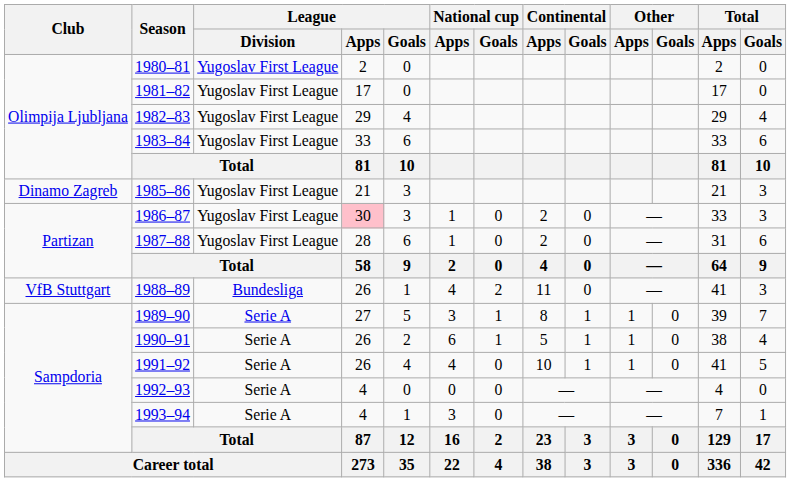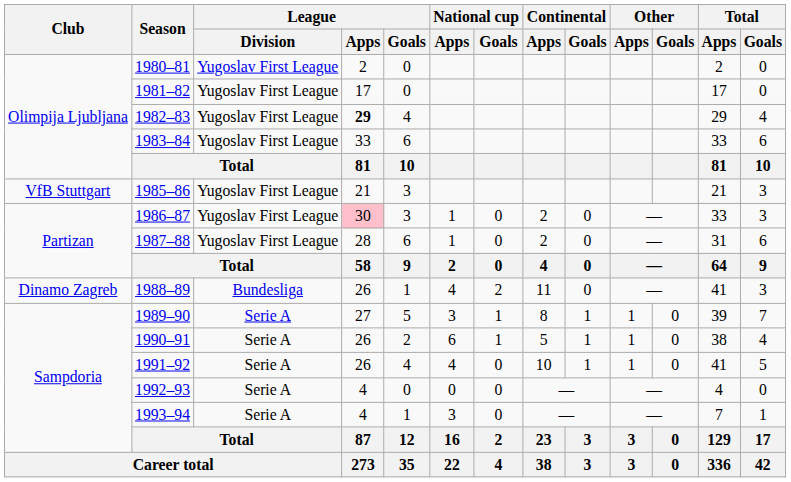(363, 116) normal -> (363, 116) bold
(68, 191) Dinamo Zagreb -> (68, 191) VfB Stuttgart
(68, 290) VfB Stuttgart -> (68, 290) Dinamo Zagreb
